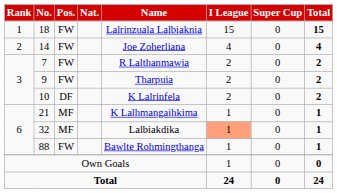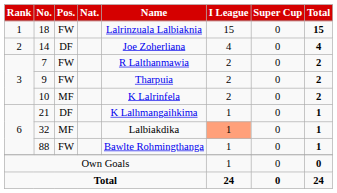(66, 46) FW -> (66, 46) DF
(66, 96) DF -> (66, 96) MF
(66, 113) MF -> (66, 113) DF
